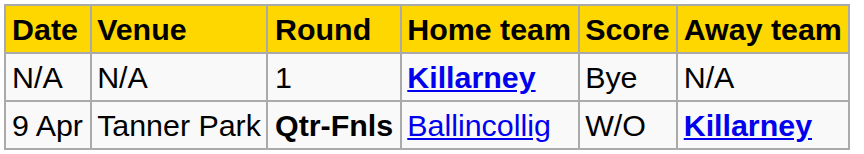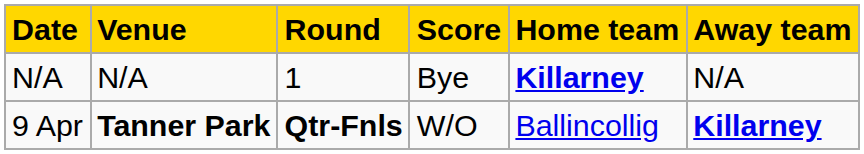columns swapped: (489, 28) <-> (627, 28)
(179, 124) normal -> (184, 124) bold
